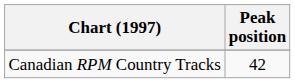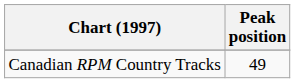(257, 63) 42 -> (257, 63) 49
